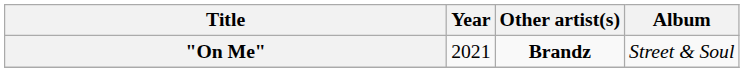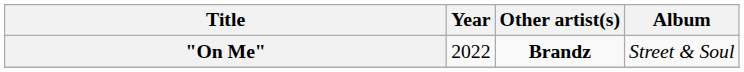(471, 51) 2021 -> (471, 51) 2022
